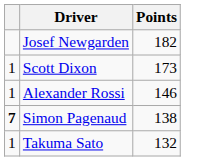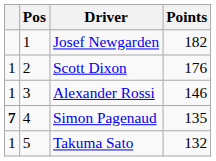+ column: (34, 17)
(165, 67) 173 -> (196, 67) 176
(165, 118) 138 -> (196, 118) 135
